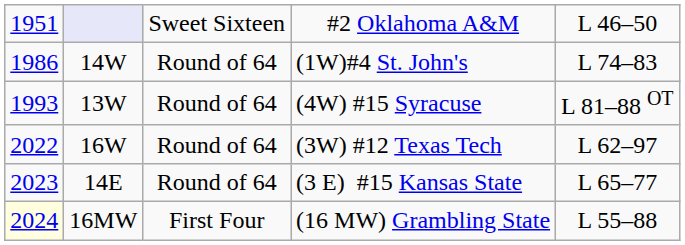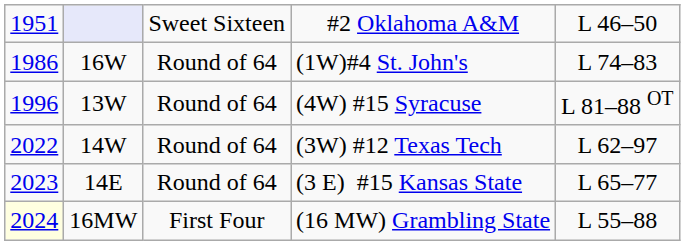(103, 61) 14W -> (103, 61) 16W
(34, 102) 1993 -> (34, 102) 1996
(103, 144) 16W -> (103, 144) 14W
